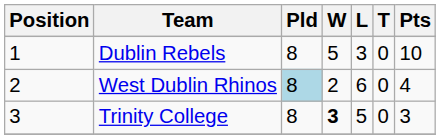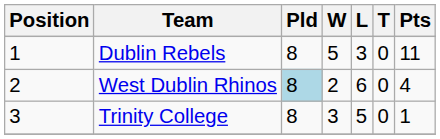(411, 52) 10 -> (410, 52) 11
(333, 117) bold -> (333, 117) normal
(405, 117) 3 -> (405, 117) 1
